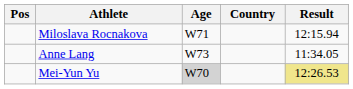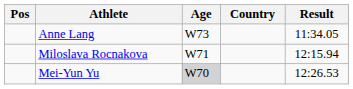rows swapped: (66, 53) <-> (93, 34)
(317, 73) khaki background -> (317, 73) no background
